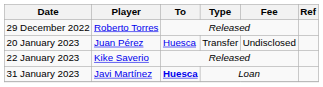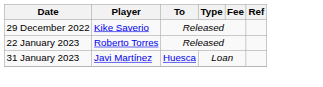(126, 27) Roberto Torres -> (121, 27) Kike Saverio
- row: (43, 43)
(121, 58) Kike Saverio -> (126, 43) Roberto Torres
(180, 74) bold -> (179, 58) normal
